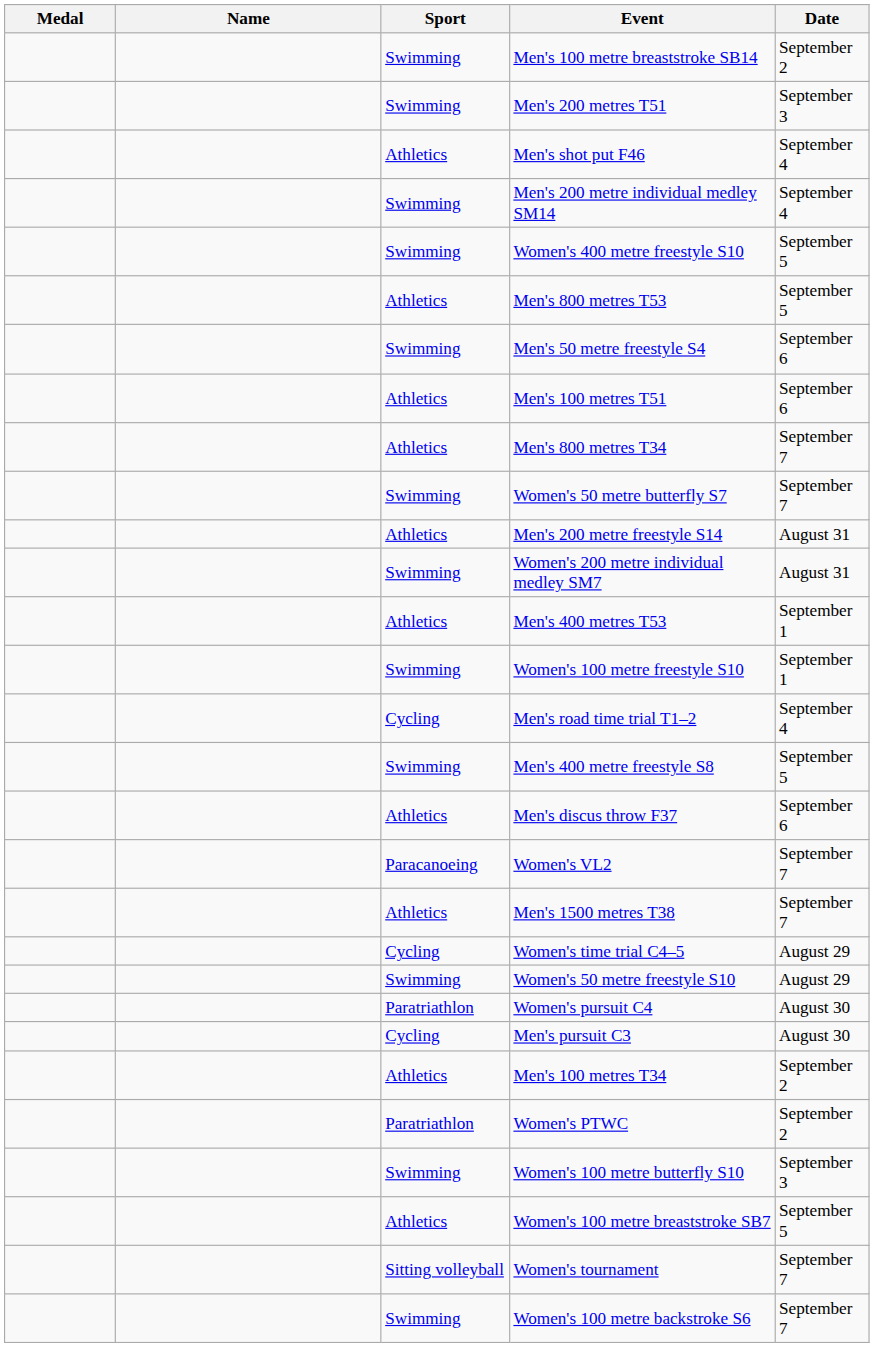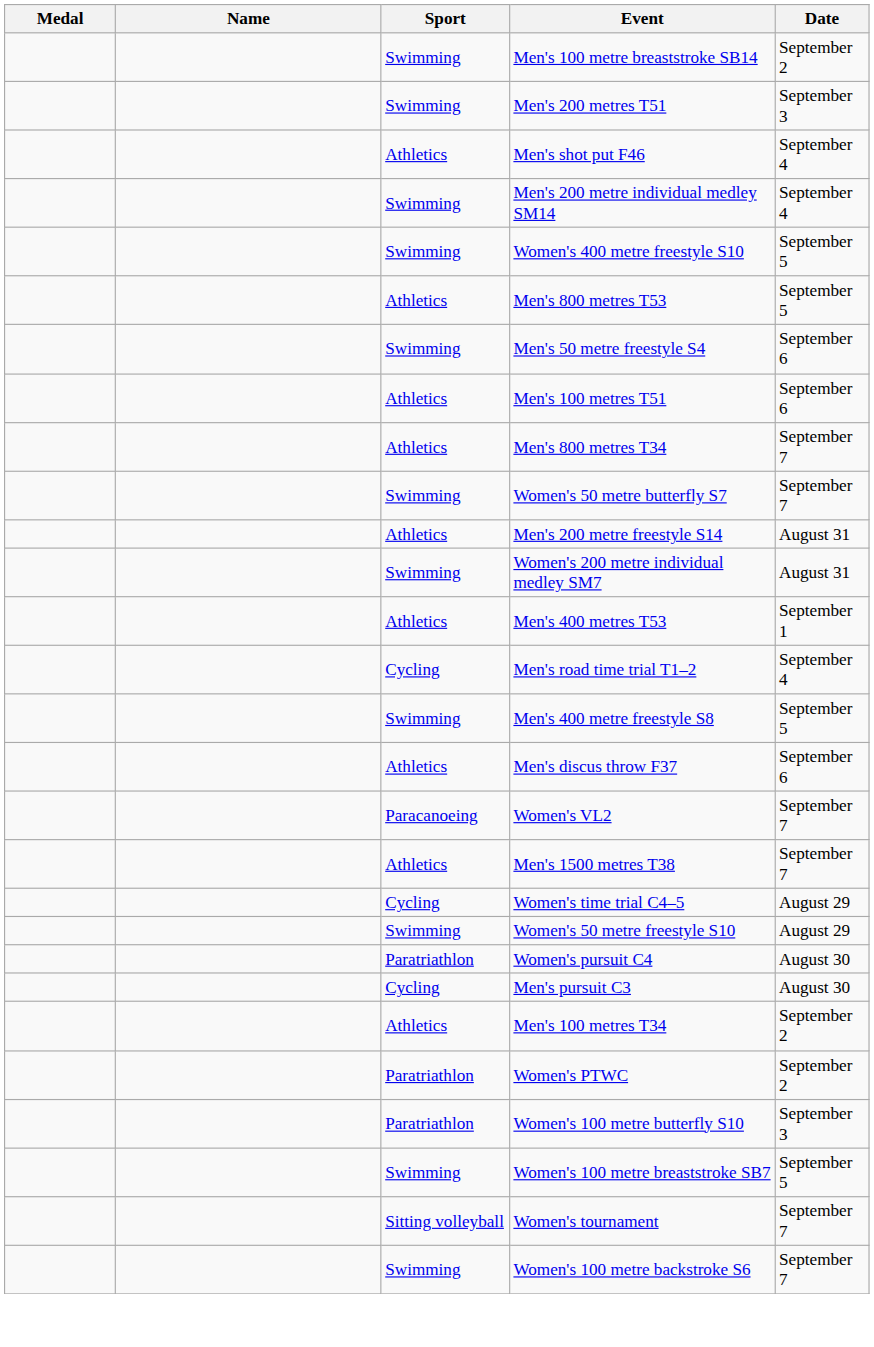- row: (629, 669)
(423, 1172) Swimming -> (430, 1123) Paratriathlon
(416, 1220) Athletics -> (423, 1172) Swimming
